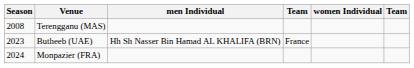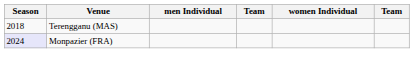(15, 25) 2008 -> (15, 25) 2018
- row: (65, 40)
(15, 55) no background -> (15, 40) lavender background
